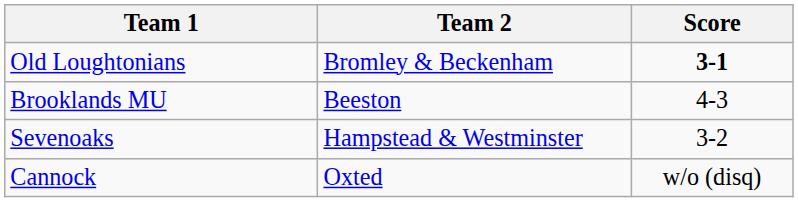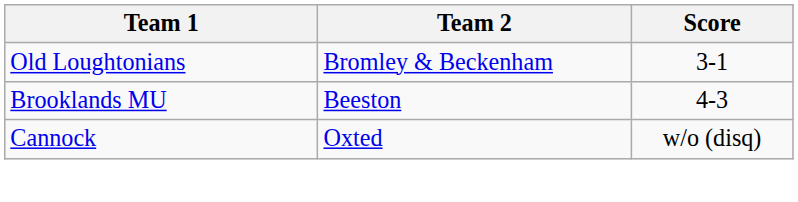(712, 61) bold -> (712, 61) normal
- row: (62, 138)
